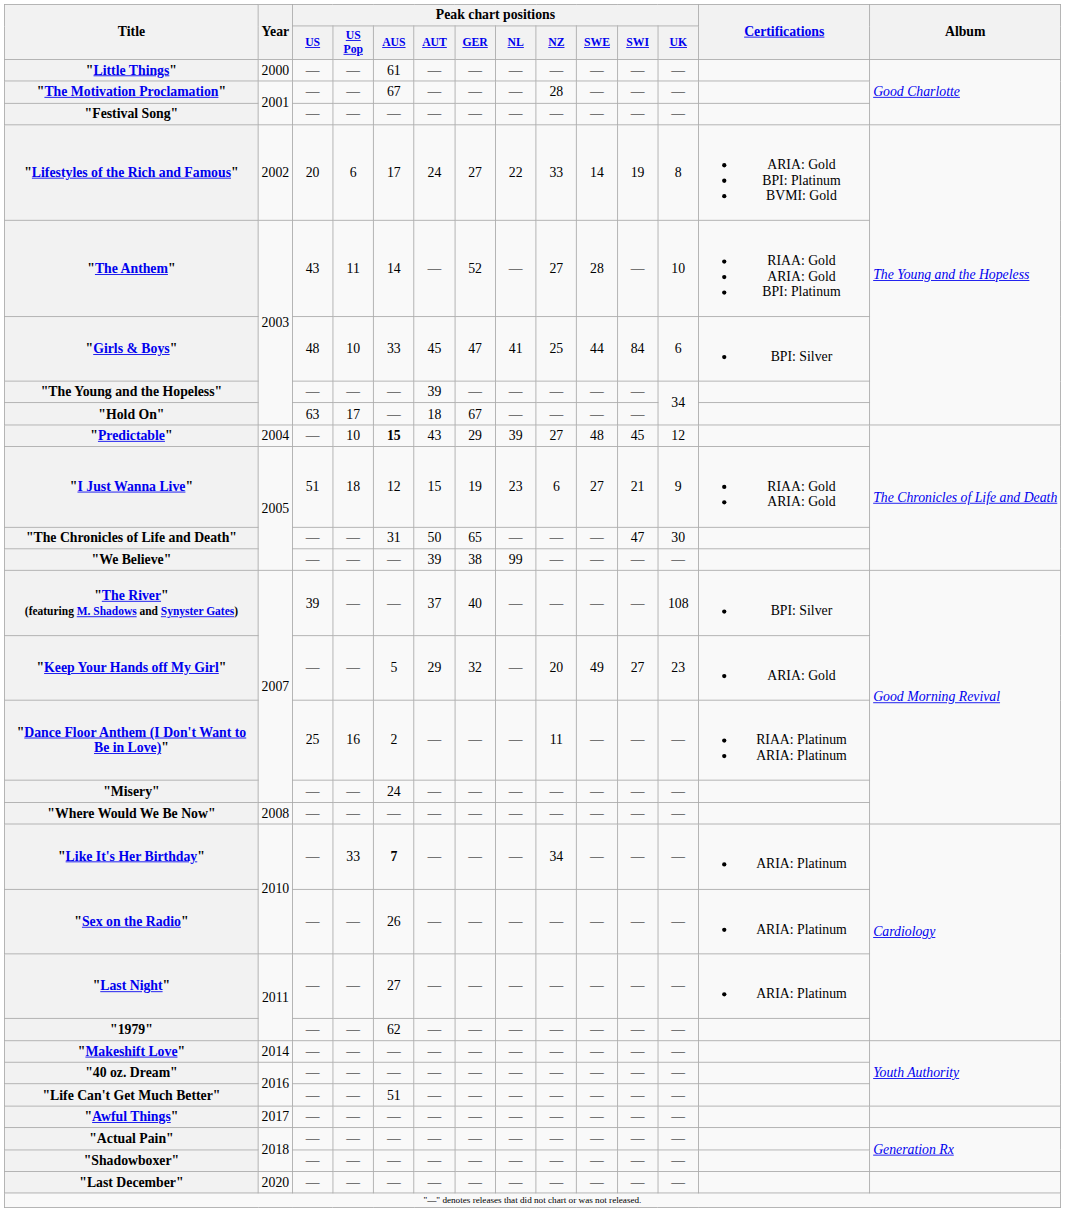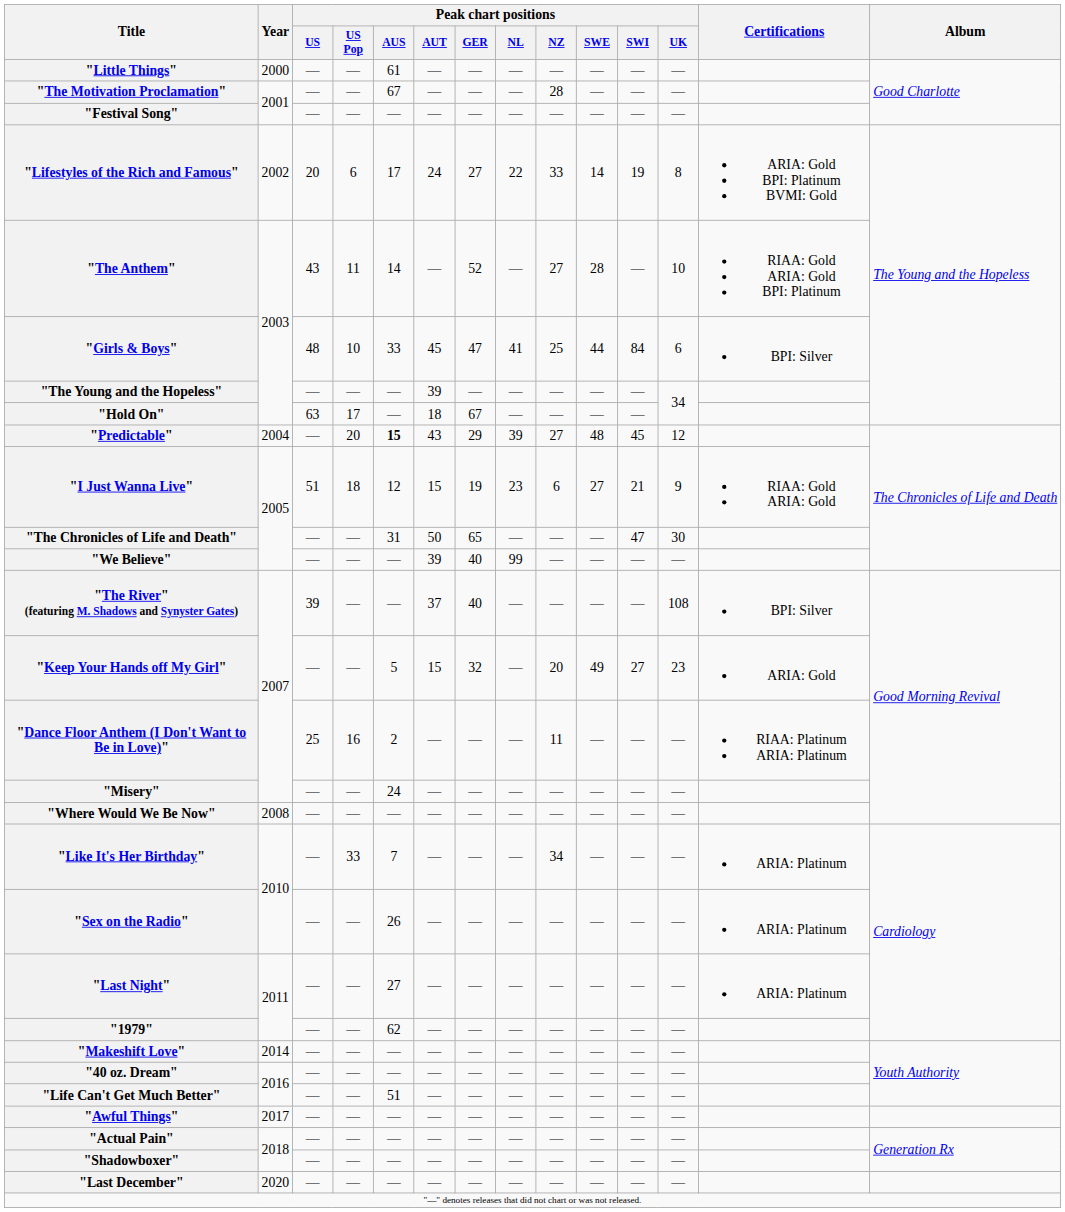(353, 435) 10 -> (353, 435) 20
(475, 559) 38 -> (475, 559) 40
(434, 667) 29 -> (434, 667) 15
(394, 856) bold -> (394, 856) normal
